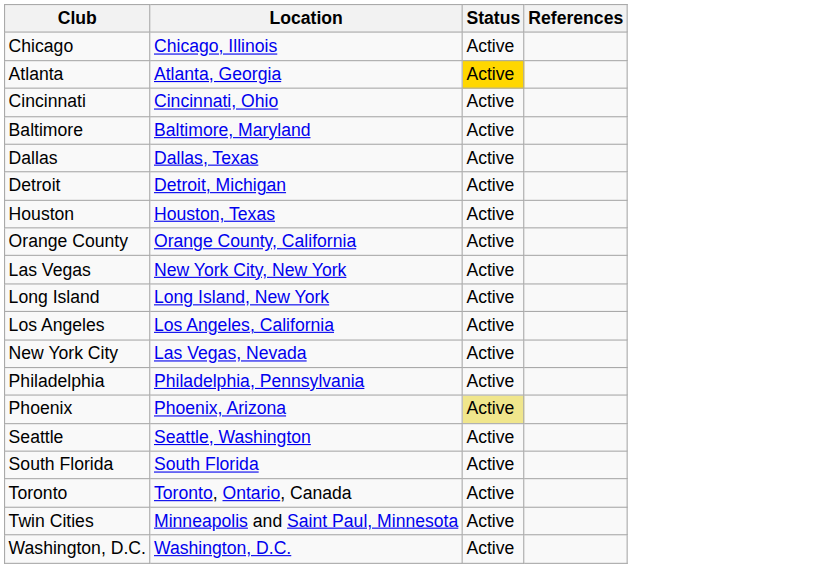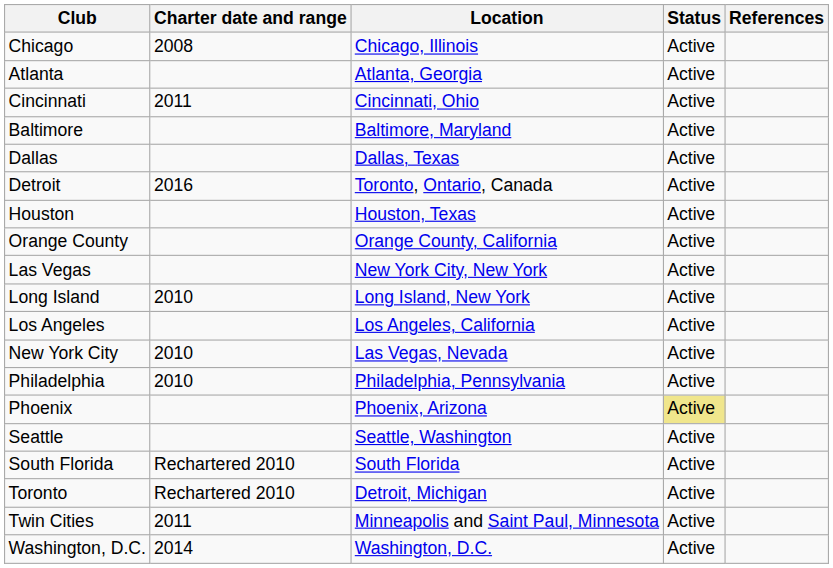+ column: (250, 18)
(490, 74) gold background -> (691, 74) no background
(220, 185) Detroit, Michigan -> (454, 185) Toronto, Ontario, Canada
(253, 492) Toronto, Ontario, Canada -> (421, 492) Detroit, Michigan
